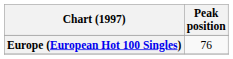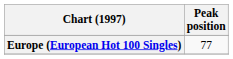(206, 44) 76 -> (206, 44) 77
